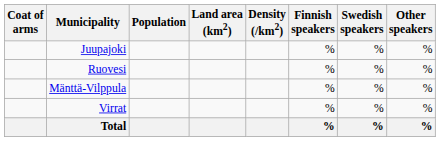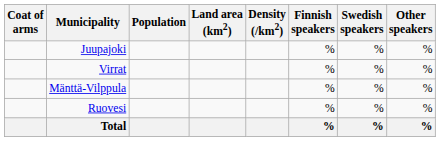rows swapped: (107, 69) <-> (113, 108)
